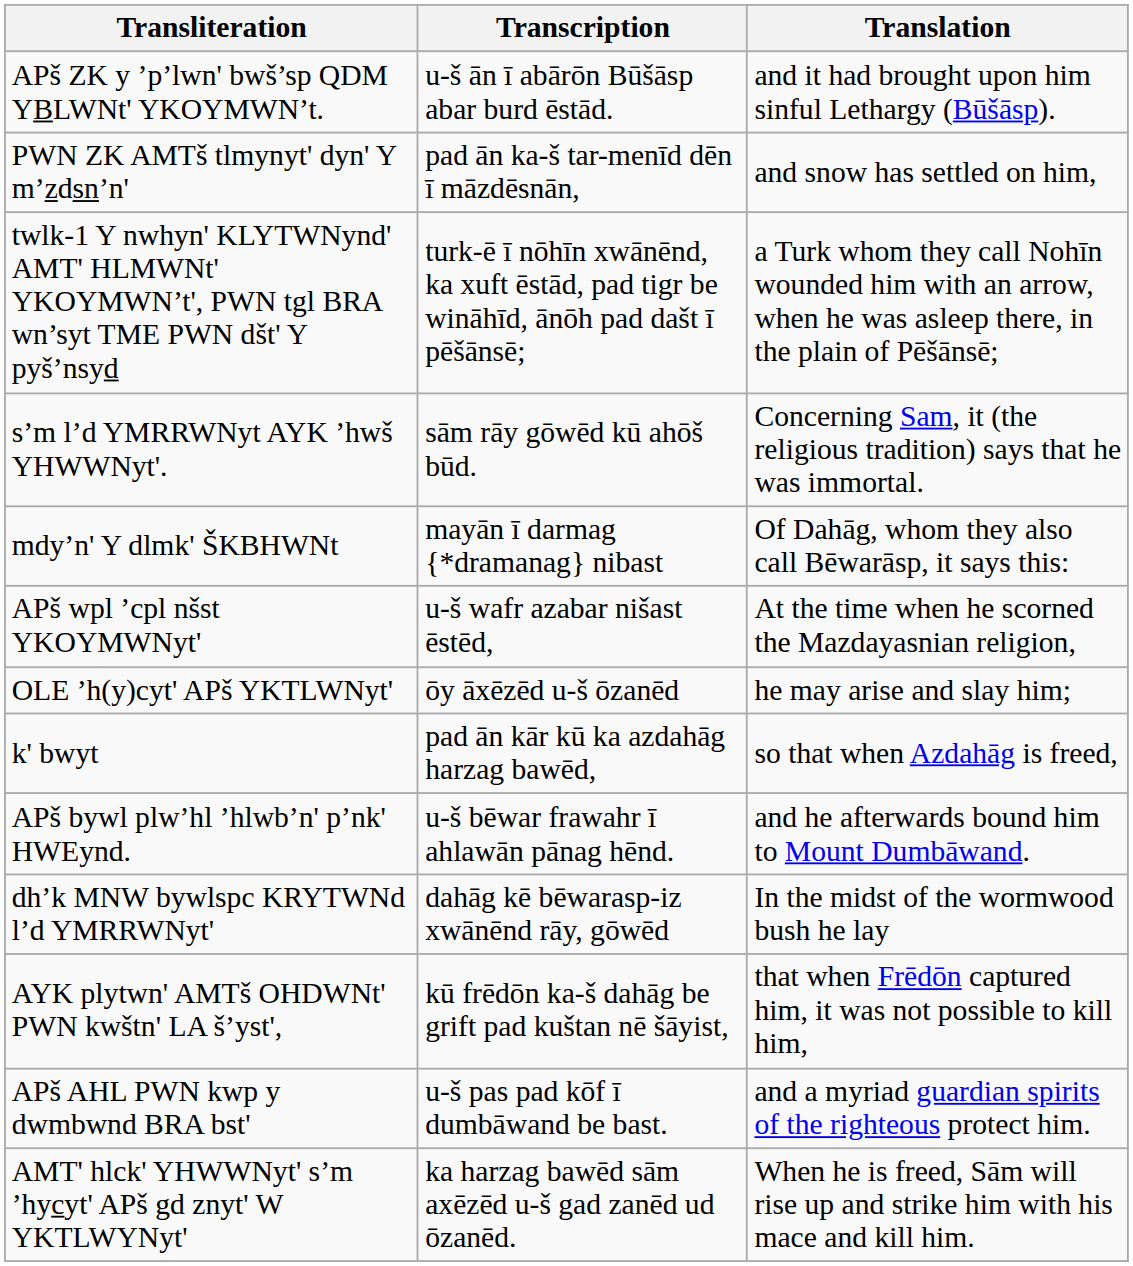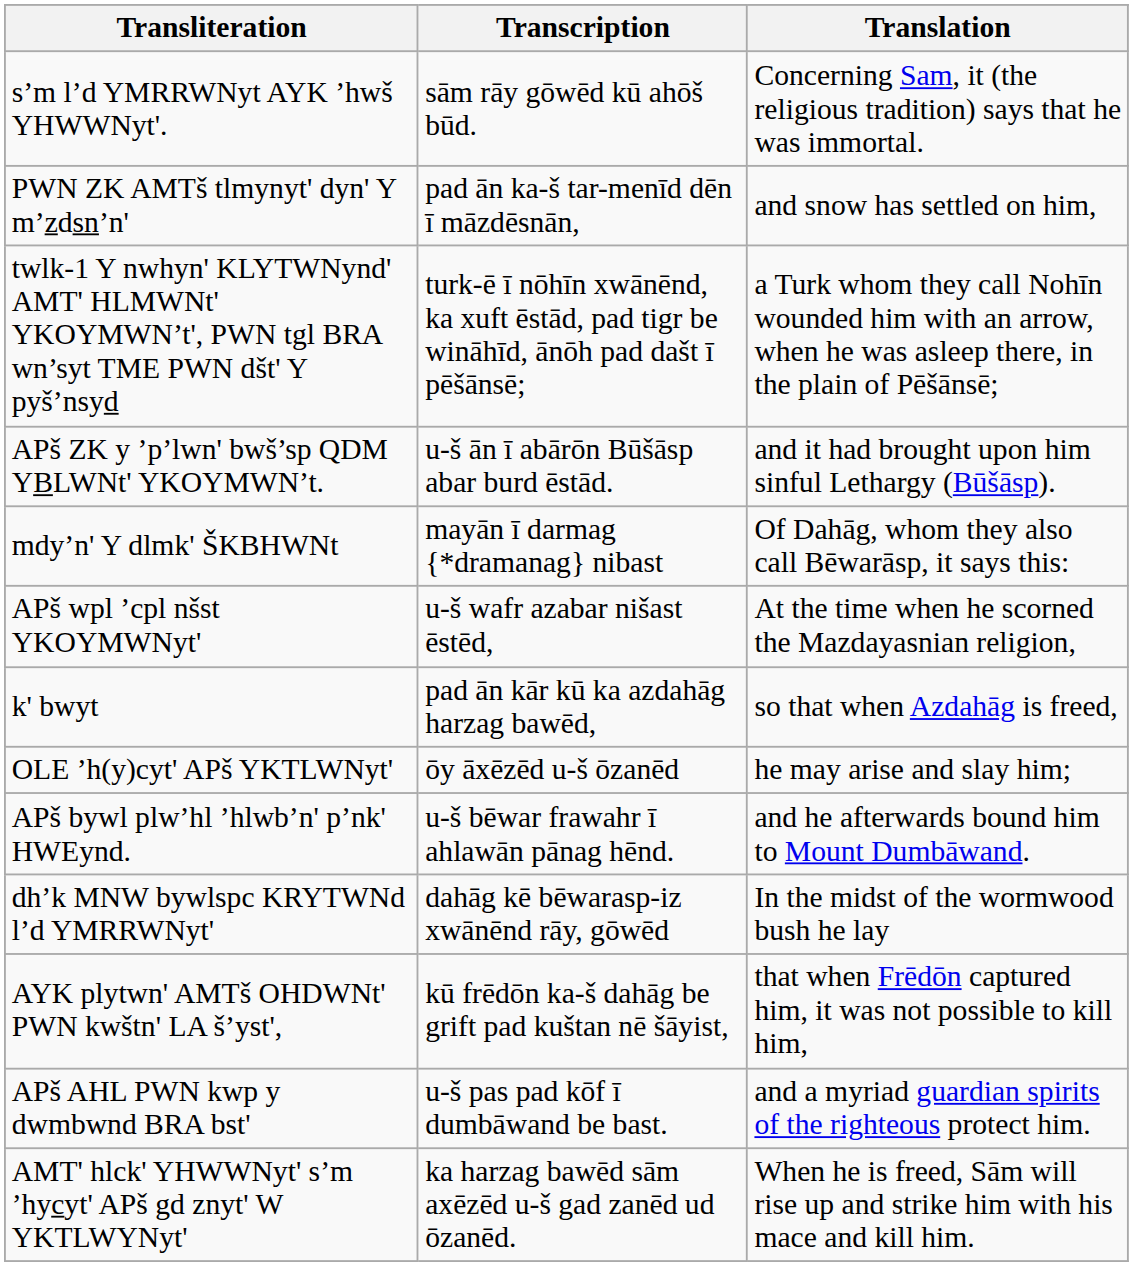rows swapped: (202, 448) <-> (200, 91)
rows swapped: (55, 753) <-> (202, 689)
